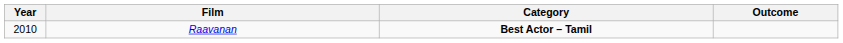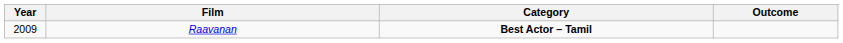(25, 29) 2010 -> (25, 29) 2009
